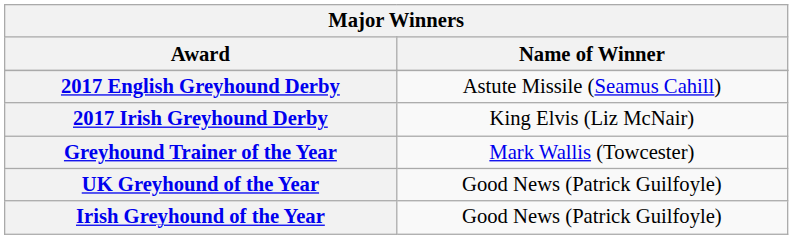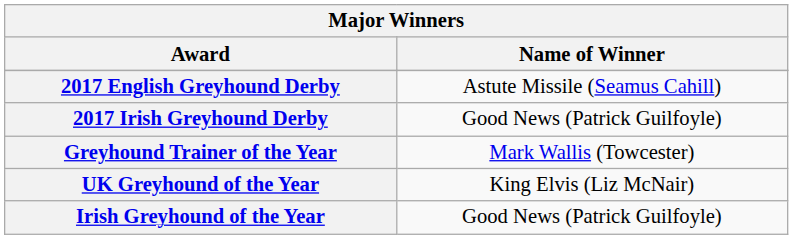(592, 119) King Elvis (Liz McNair) -> (592, 119) Good News (Patrick Guilfoyle)
(592, 184) Good News (Patrick Guilfoyle) -> (592, 184) King Elvis (Liz McNair)
